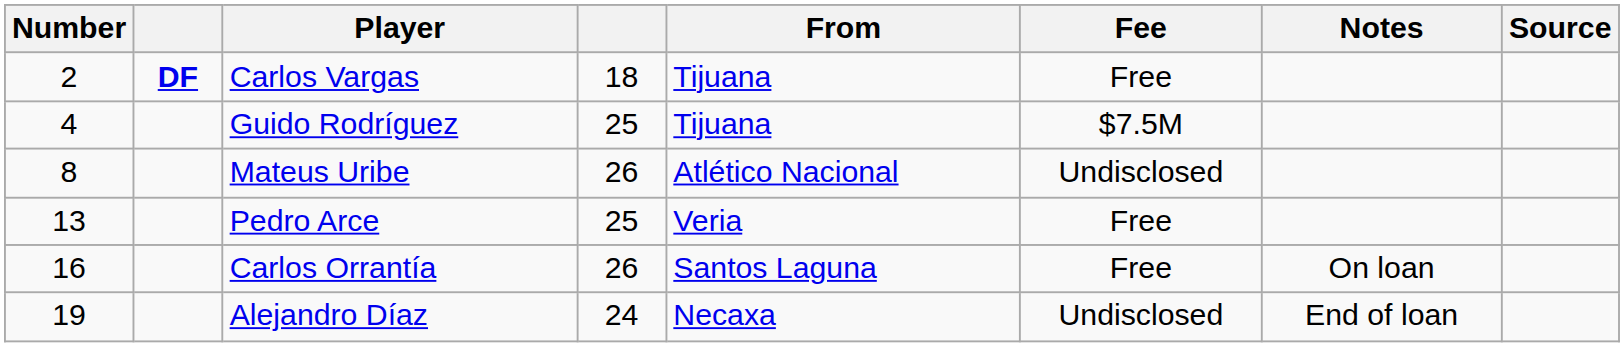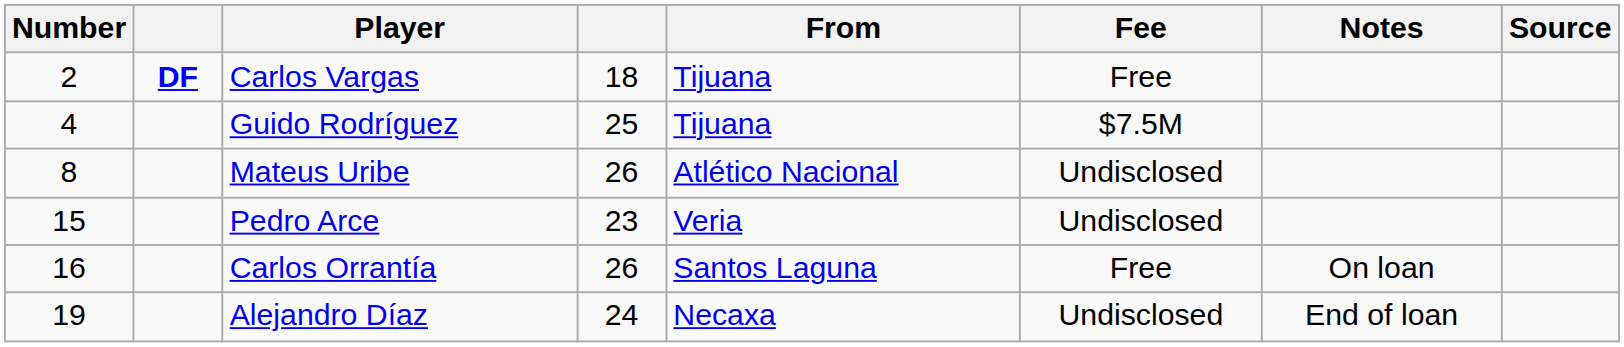(69, 220) 13 -> (69, 220) 15
(622, 220) 25 -> (622, 220) 23
(1141, 220) Free -> (1141, 220) Undisclosed
